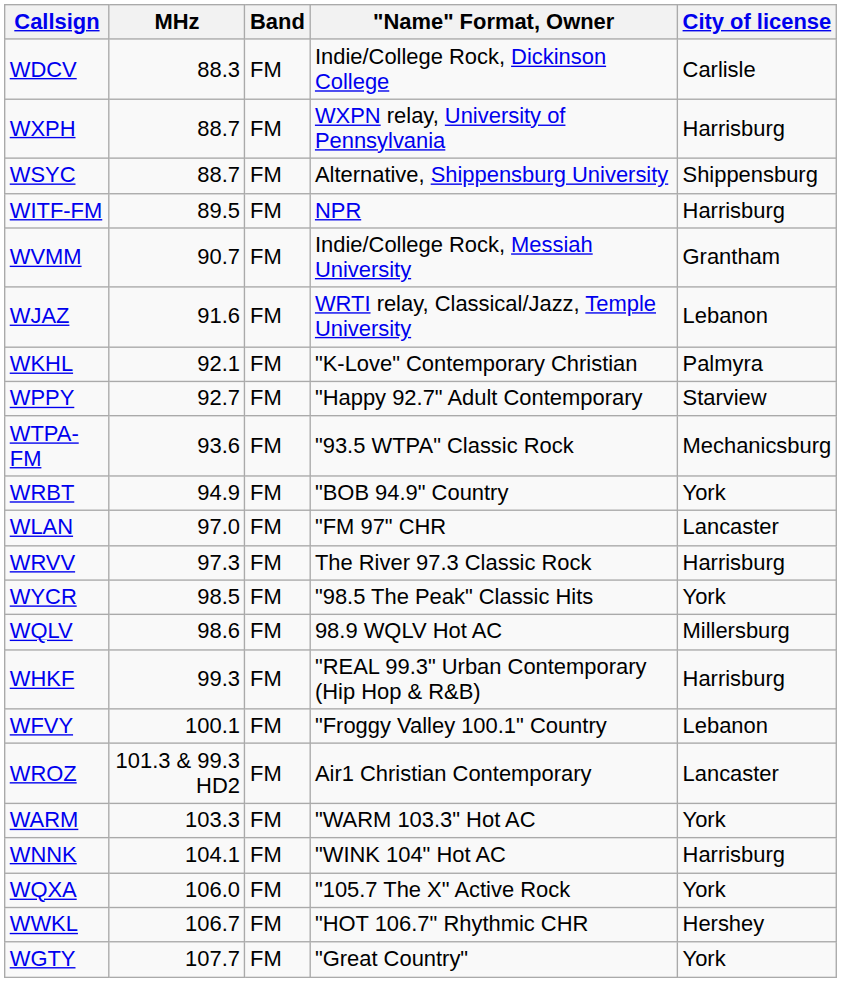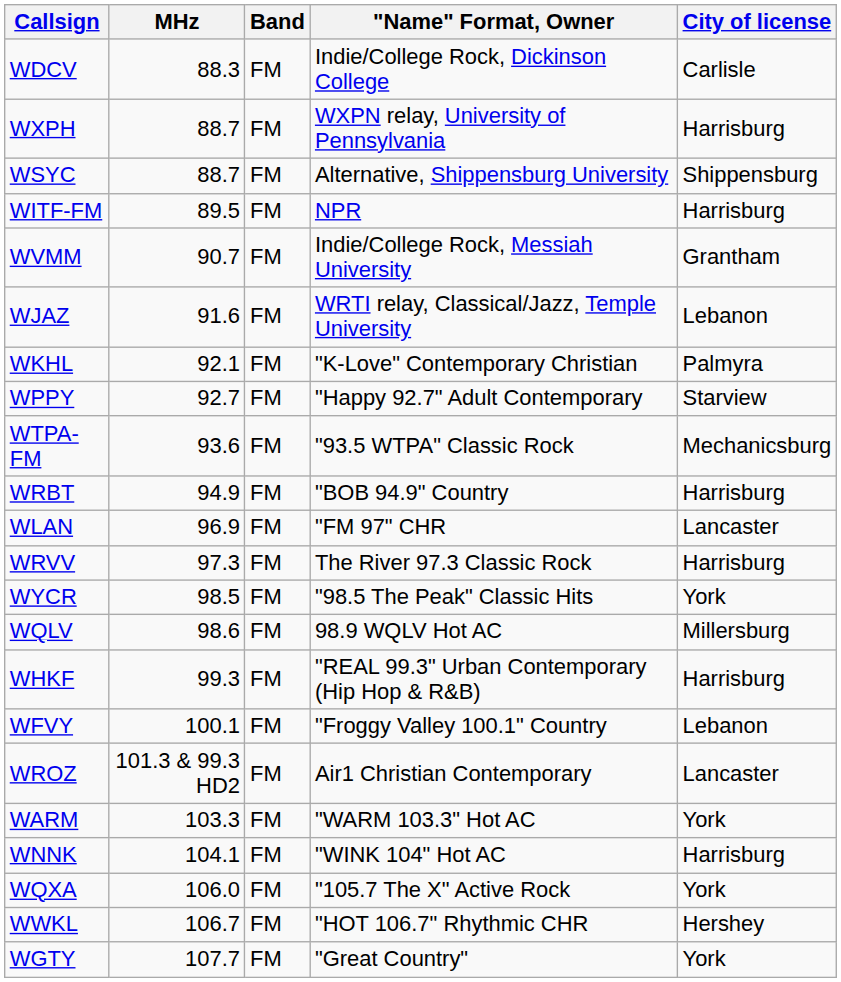(704, 492) York -> (734, 492) Harrisburg
(219, 527) 97.0 -> (219, 527) 96.9
